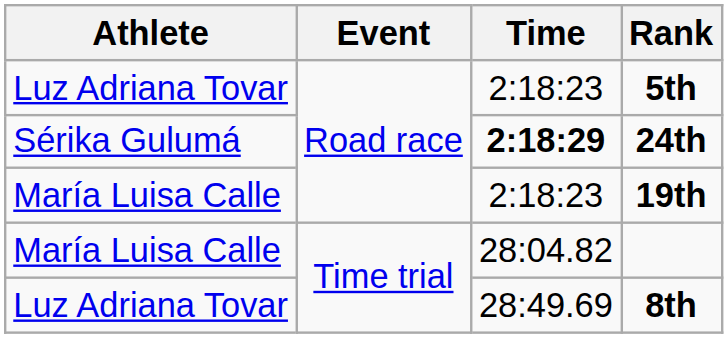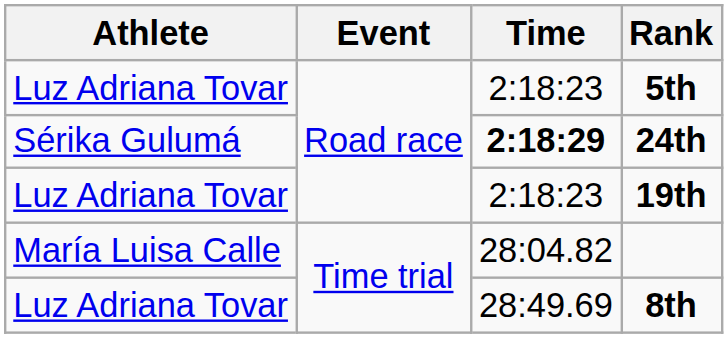(147, 196) María Luisa Calle -> (151, 196) Luz Adriana Tovar
